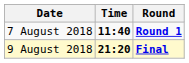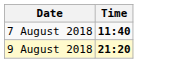- column: (159, 13)
